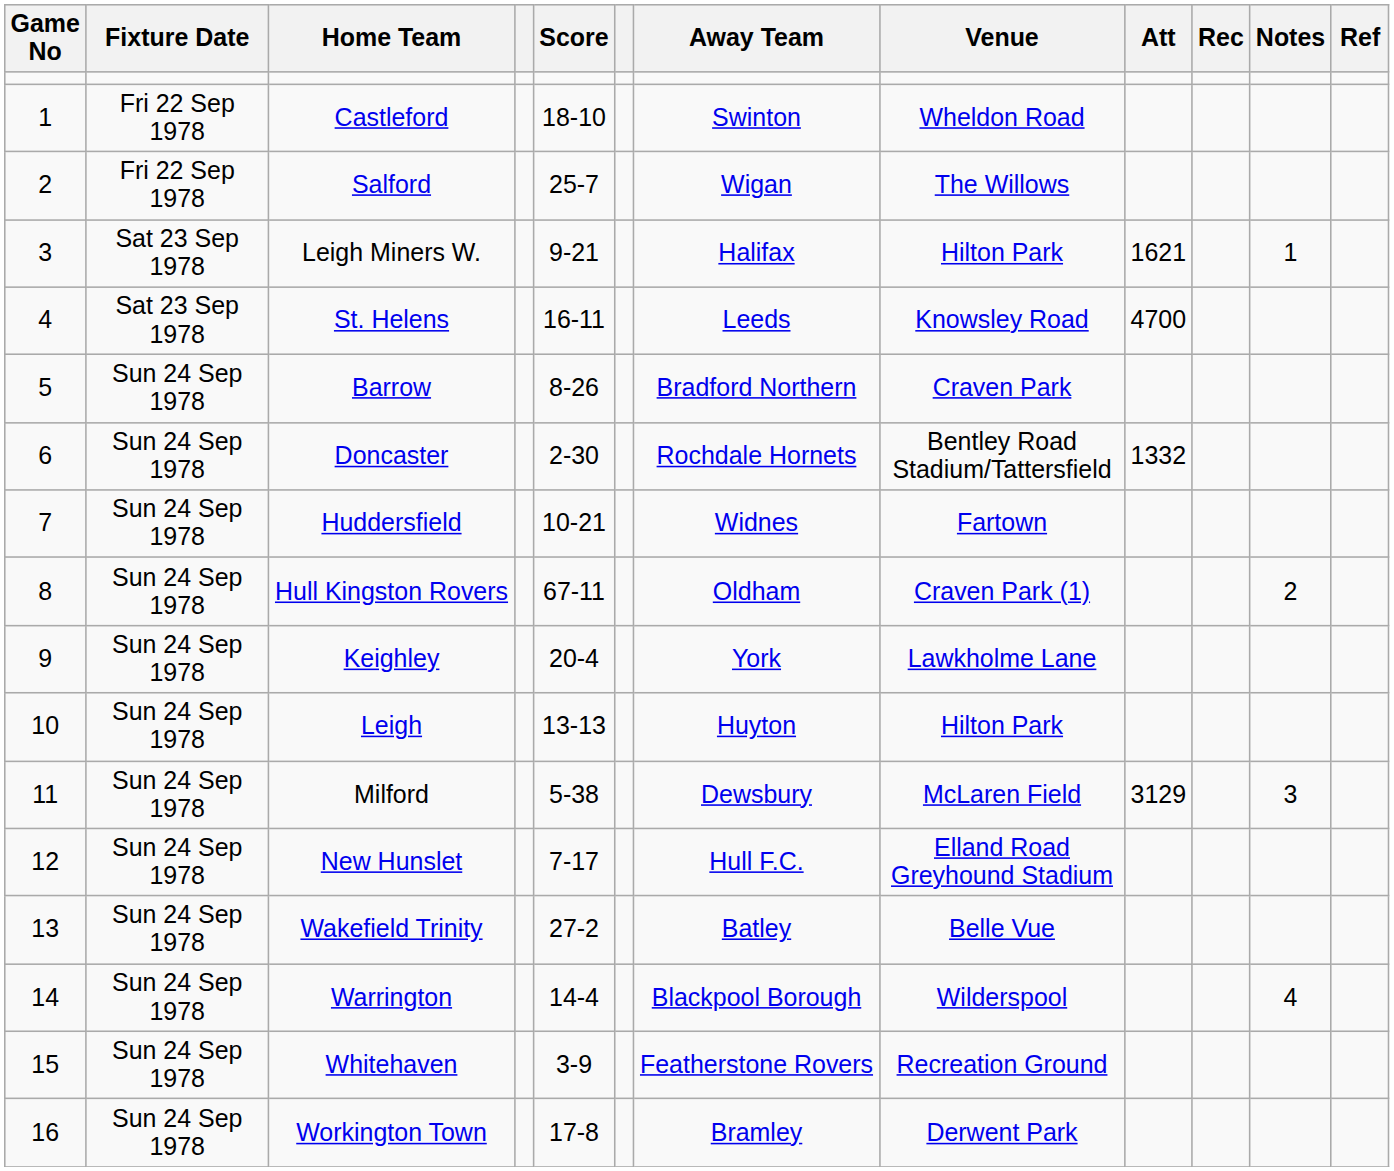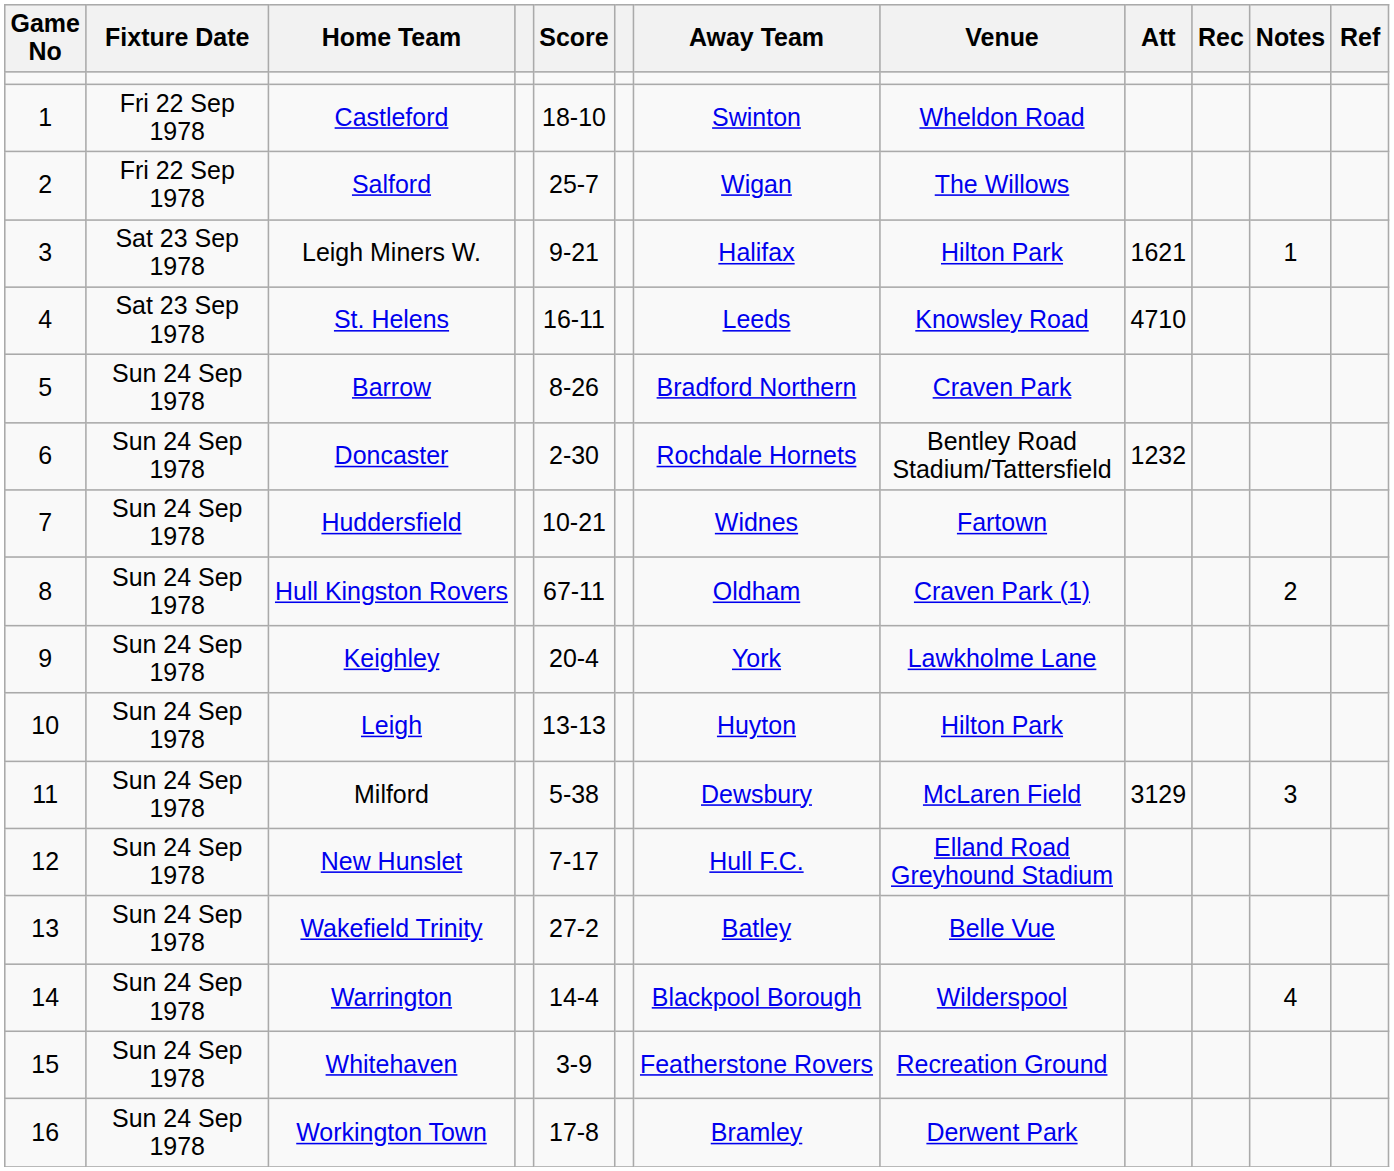(1158, 320) 4700 -> (1158, 320) 4710
(1158, 455) 1332 -> (1158, 455) 1232
